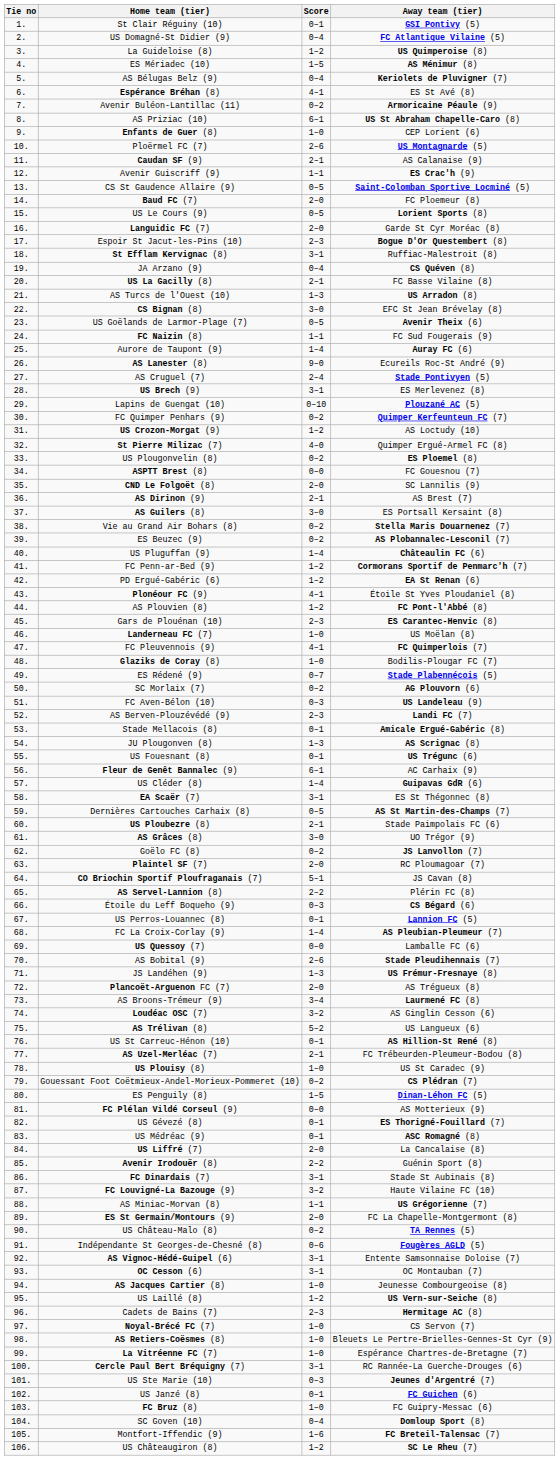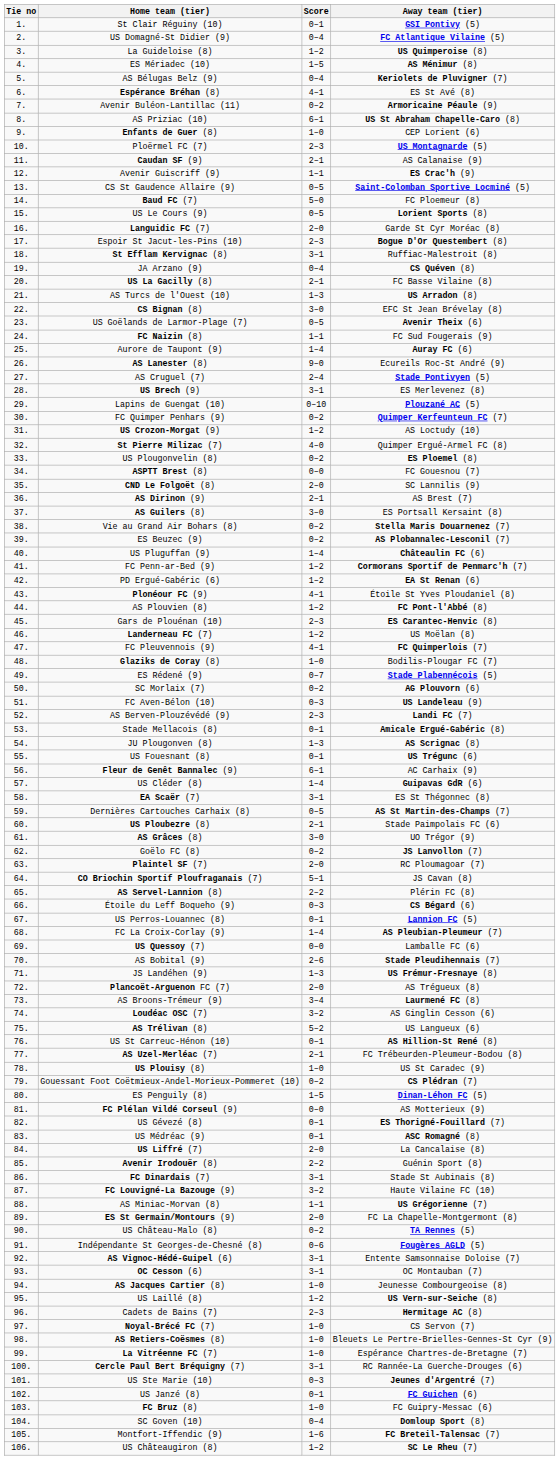(316, 147) 2–6 -> (316, 147) 2–3
(316, 201) 2–0 -> (316, 201) 5–0
(316, 635) 1–0 -> (316, 635) 1–2
